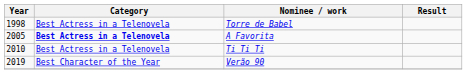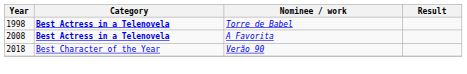(103, 24) normal -> (103, 24) bold
(16, 37) 2005 -> (16, 37) 2008
- row: (245, 50)
(16, 62) 2019 -> (16, 50) 2018
